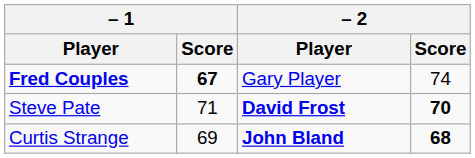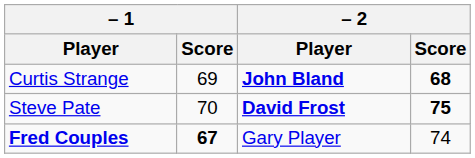rows swapped: (69, 138) <-> (69, 78)
(207, 108) 71 -> (207, 108) 70
(440, 108) 70 -> (440, 108) 75
